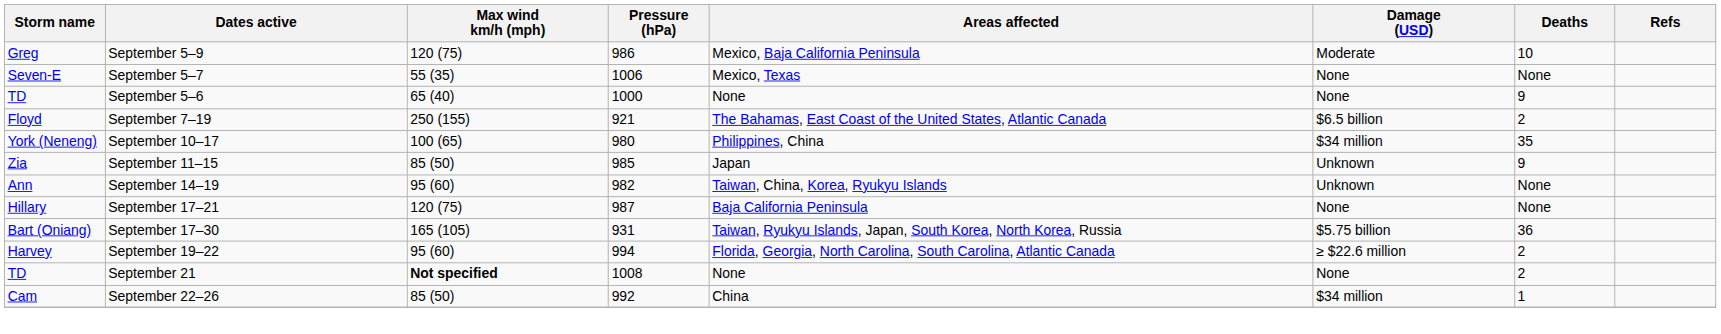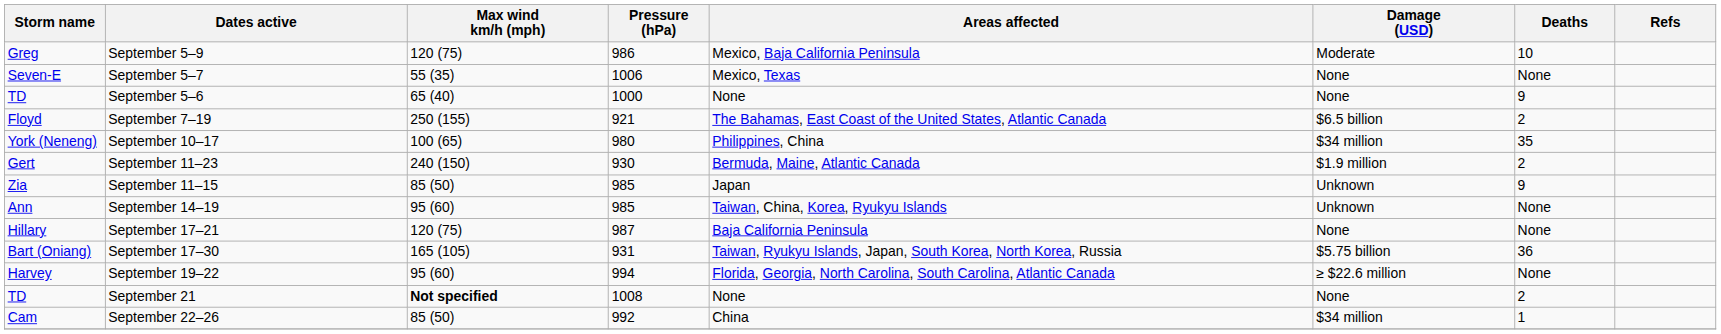+ row: (163, 163)
(623, 185) 982 -> (623, 207) 985
(1521, 251) 2 -> (1534, 274) None
